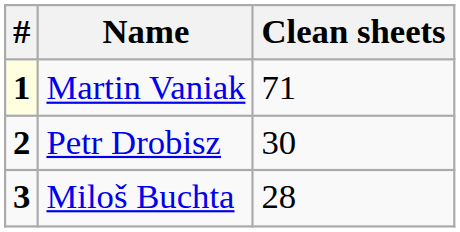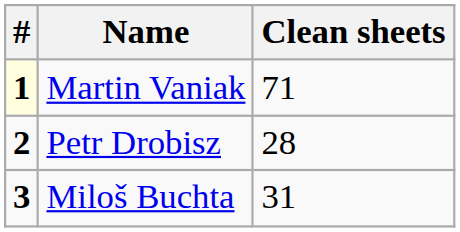(279, 142) 30 -> (279, 142) 28
(279, 197) 28 -> (279, 197) 31
